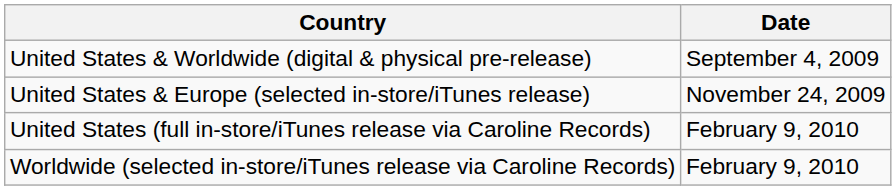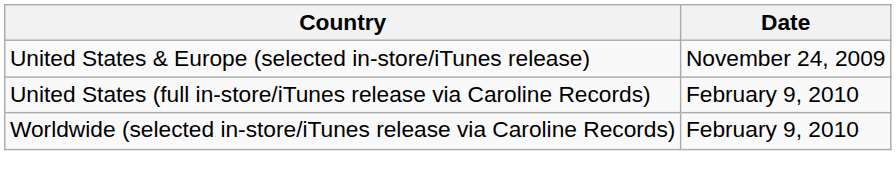- row: (301, 58)
